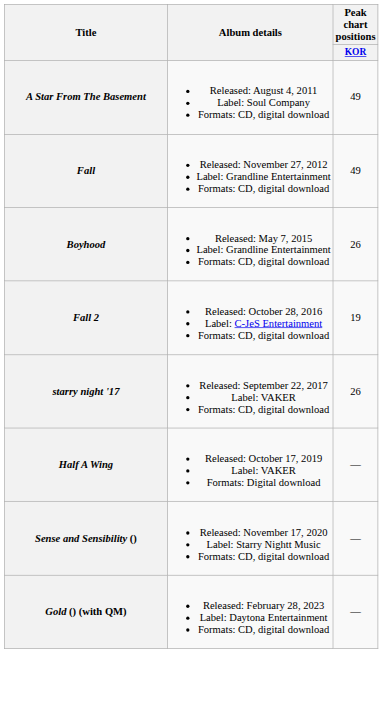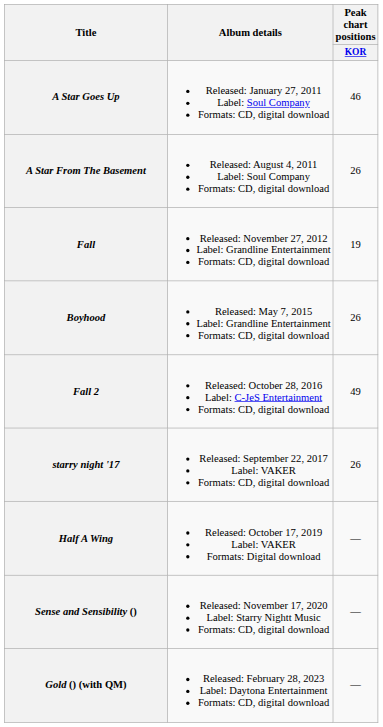+ row: (86, 97)
(356, 97) 49 -> (356, 170) 26
(356, 170) 49 -> (356, 244) 19
(356, 317) 19 -> (356, 391) 49
